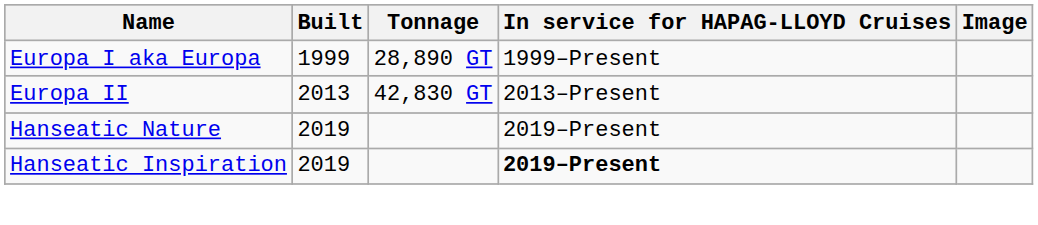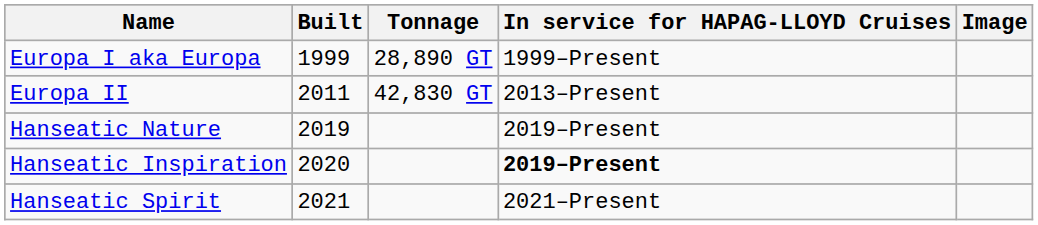(324, 94) 2013 -> (324, 94) 2011
(324, 166) 2019 -> (324, 166) 2020
+ row: (116, 202)
